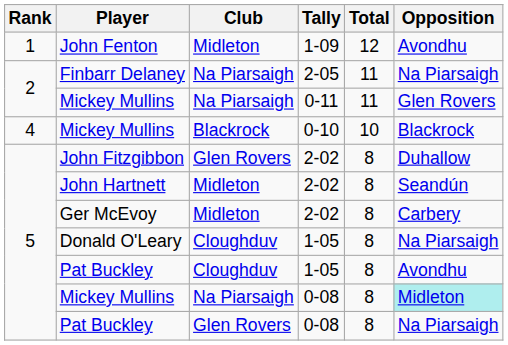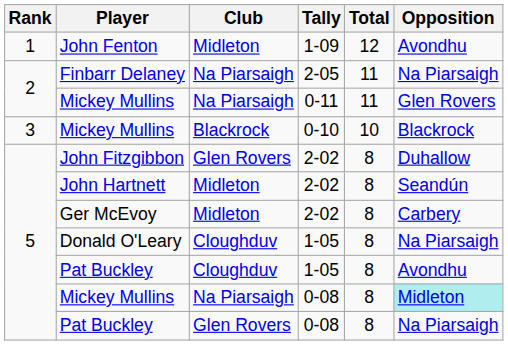(30, 130) 4 -> (30, 130) 3
